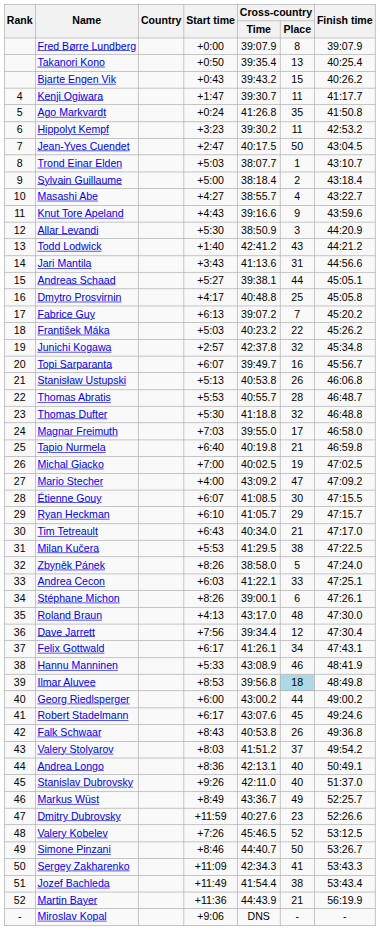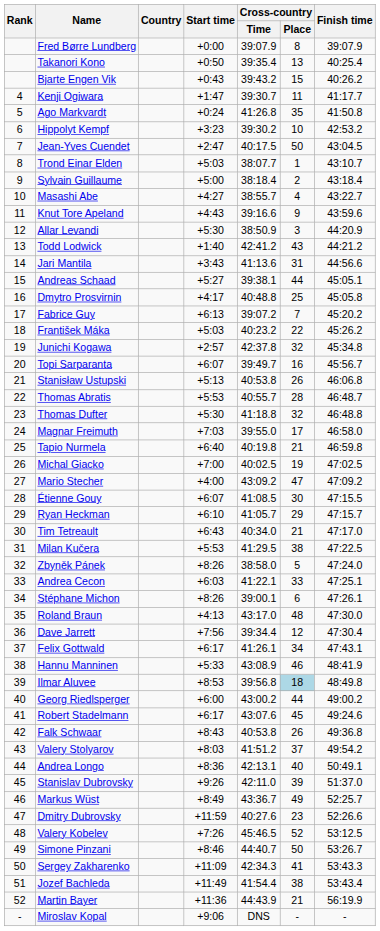(297, 130) 11 -> (297, 130) 10
(297, 783) 40 -> (297, 783) 39
